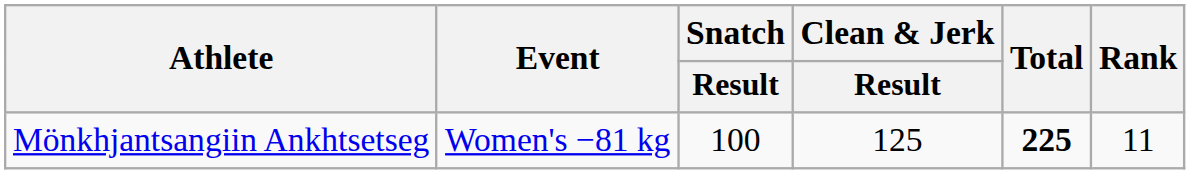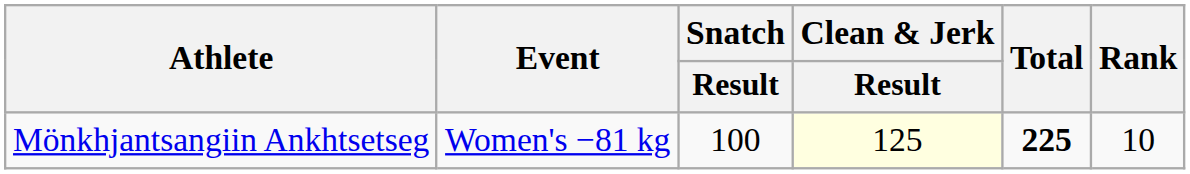(897, 140) no background -> (897, 140) lightyellow background
(1138, 140) 11 -> (1138, 140) 10
